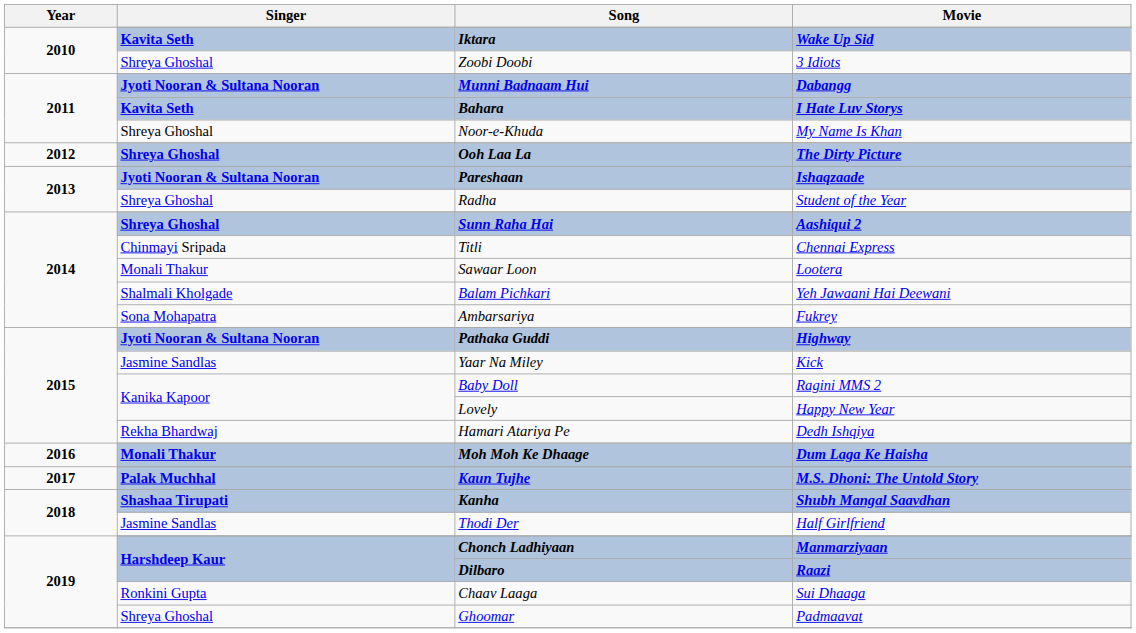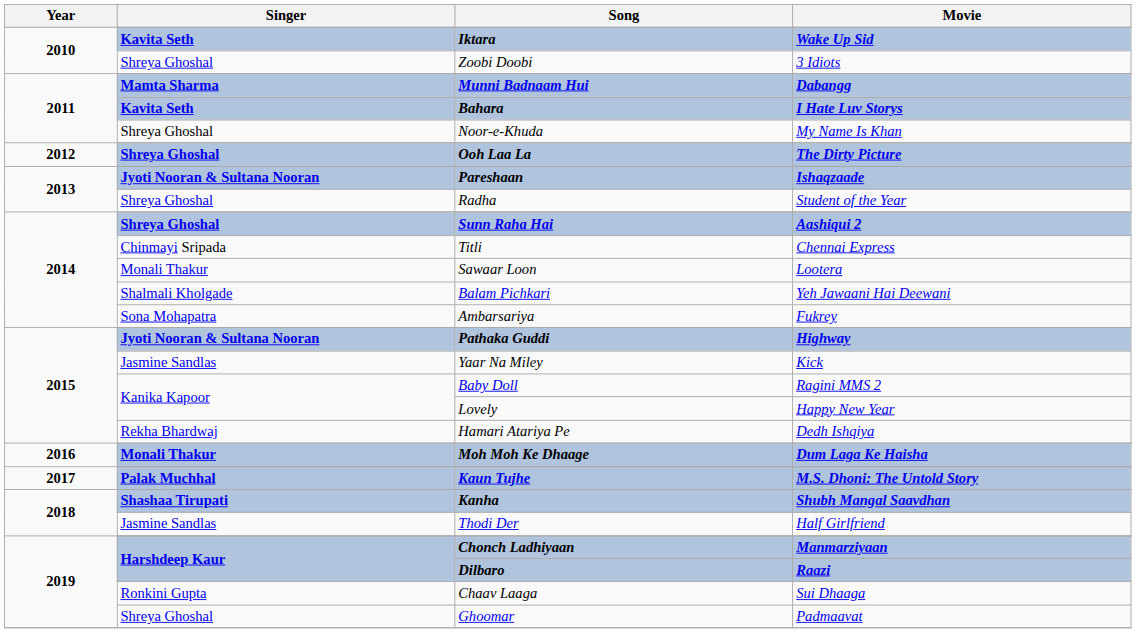(220, 85) Jyoti Nooran & Sultana Nooran -> (170, 85) Mamta Sharma
